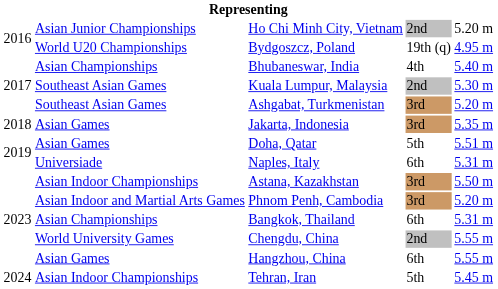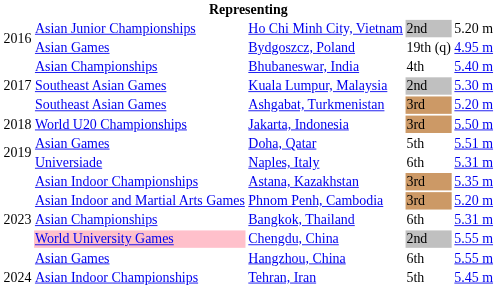(111, 47) World U20 Championships -> (72, 47) Asian Games
(72, 124) Asian Games -> (111, 124) World U20 Championships
(474, 124) 5.35 m -> (474, 124) 5.50 m
(474, 181) 5.50 m -> (474, 181) 5.35 m
(104, 239) no background -> (104, 239) pink background
